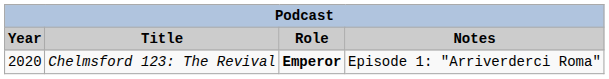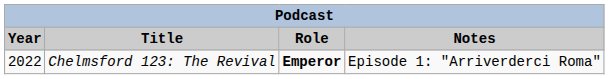(25, 62) 2020 -> (25, 62) 2022
